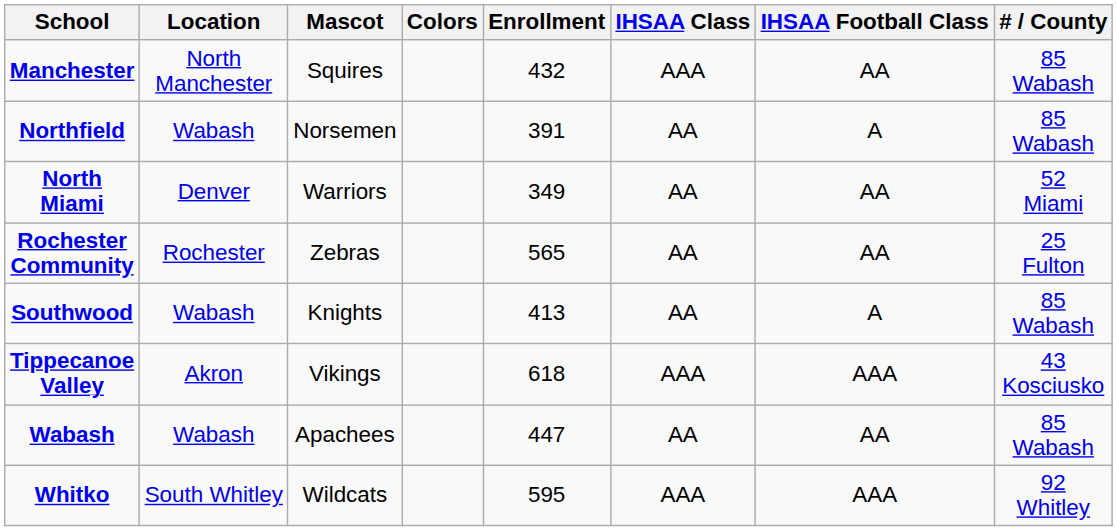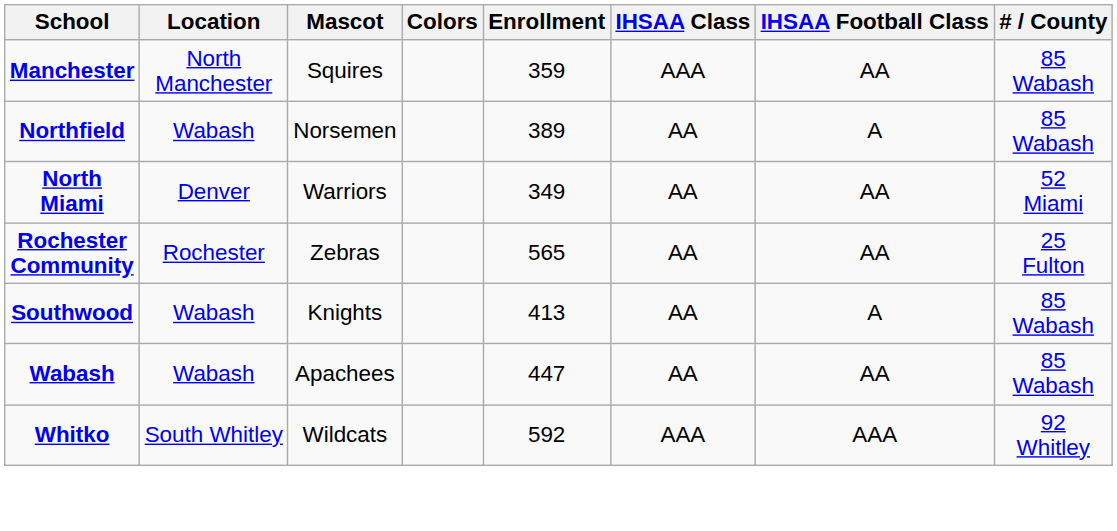(547, 70) 432 -> (547, 70) 359
(547, 131) 391 -> (547, 131) 389
- row: (72, 374)
(547, 495) 595 -> (547, 434) 592
